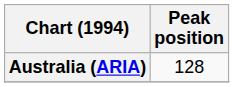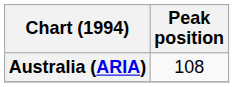(189, 67) 128 -> (189, 67) 108
